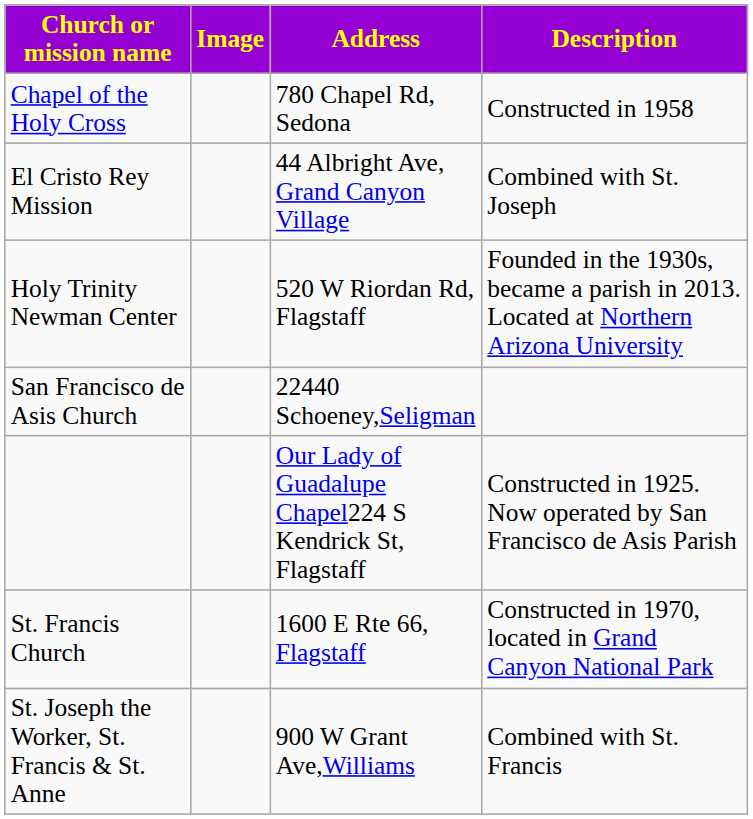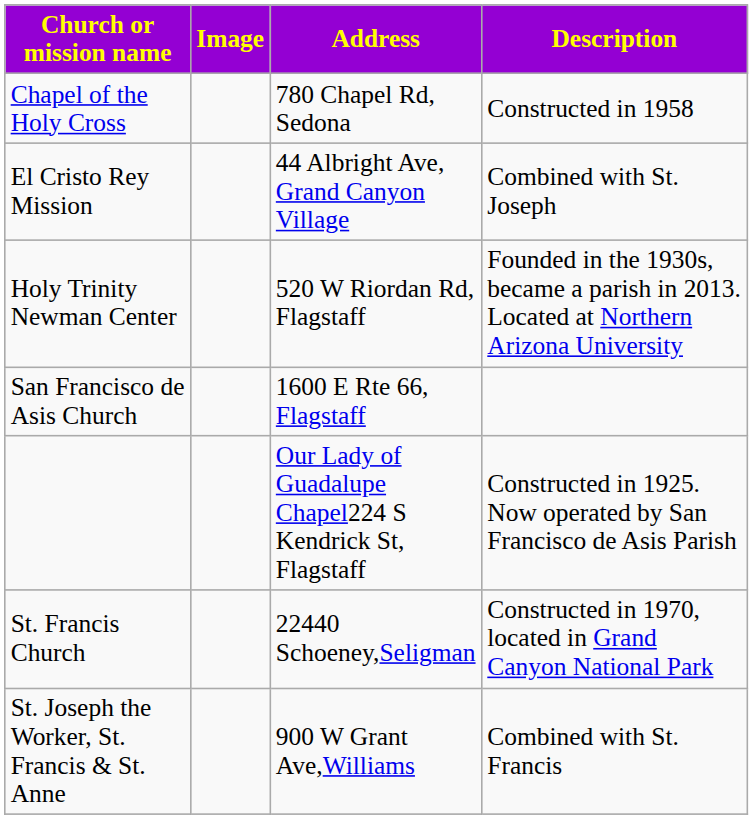(376, 400) 22440 Schoeney,Seligman -> (352, 400) 1600 E Rte 66, Flagstaff
(352, 638) 1600 E Rte 66, Flagstaff -> (376, 638) 22440 Schoeney,Seligman
